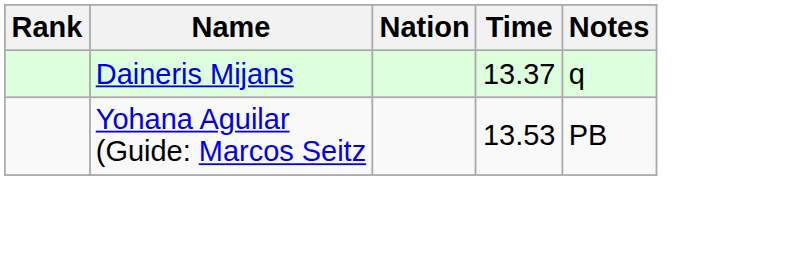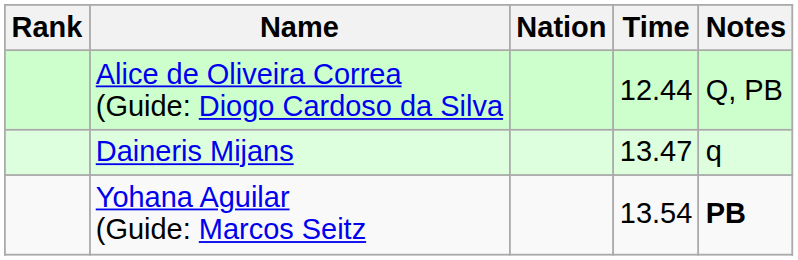+ row: (299, 89)
(519, 73) 13.37 -> (656, 151) 13.47
(519, 135) 13.53 -> (656, 214) 13.54
(588, 135) normal -> (726, 214) bold
